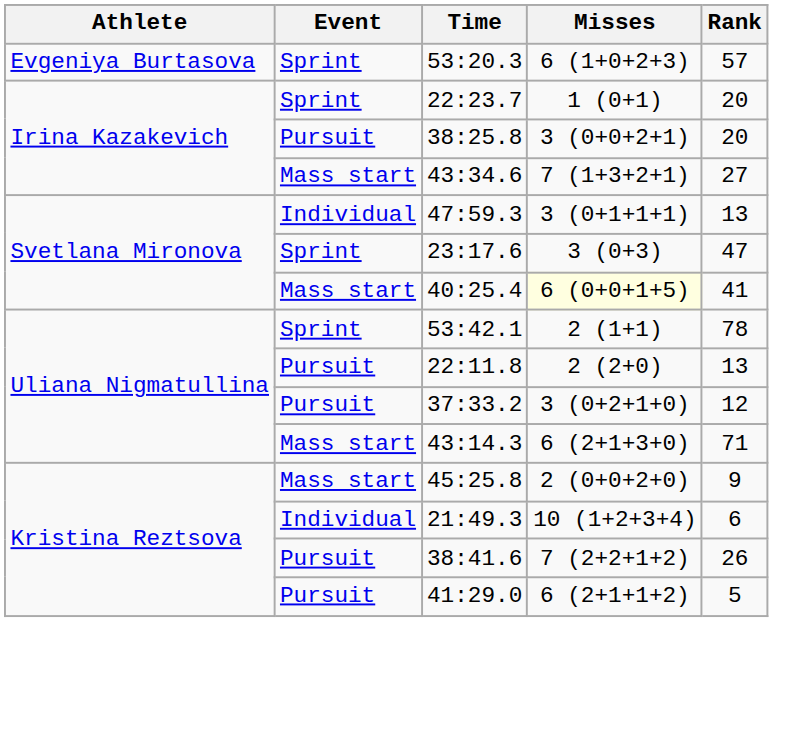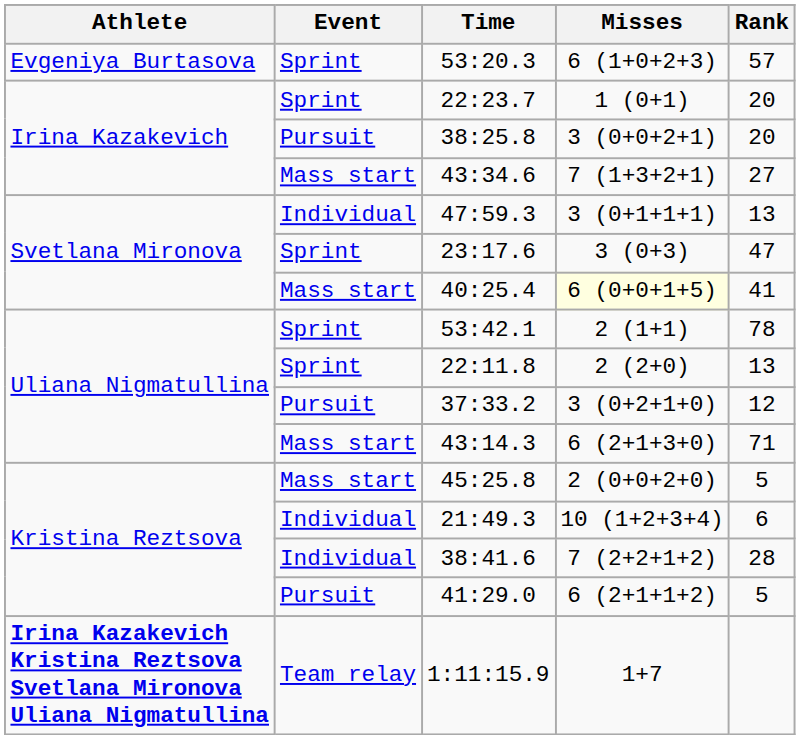(328, 367) Pursuit -> (321, 367) Sprint
(735, 481) 9 -> (762, 481) 5
(328, 558) Pursuit -> (348, 558) Individual
(735, 558) 26 -> (762, 558) 28
+ row: (488, 675)
